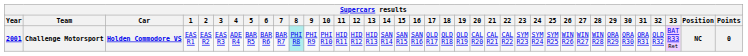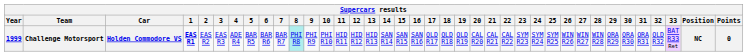(14, 38) 2001 -> (14, 38) 1999
(191, 38) normal -> (191, 38) bold
